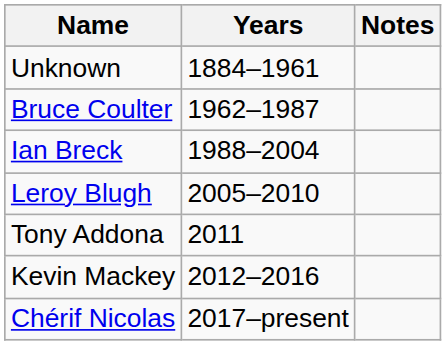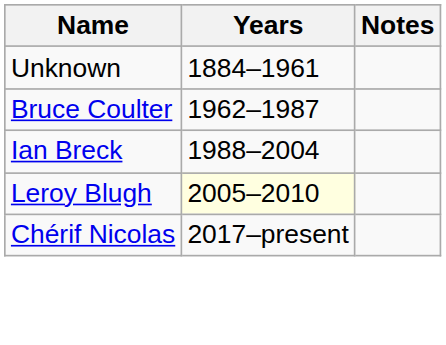(253, 192) no background -> (253, 192) lightyellow background
- row: (87, 234)
- row: (93, 276)
